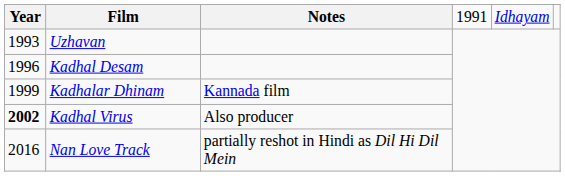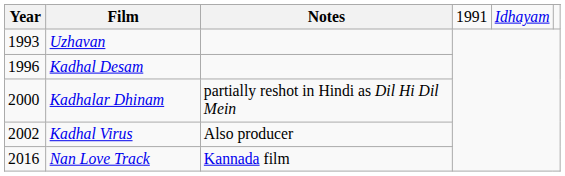(24, 91) 1999 -> (24, 100) 2000
(247, 91) Kannada film -> (321, 100) partially reshot in Hindi as Dil Hi Dil Mein
(24, 116) bold -> (24, 134) normal
(321, 150) partially reshot in Hindi as Dil Hi Dil Mein -> (247, 158) Kannada film
